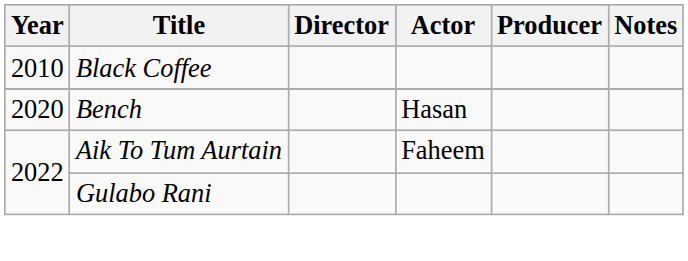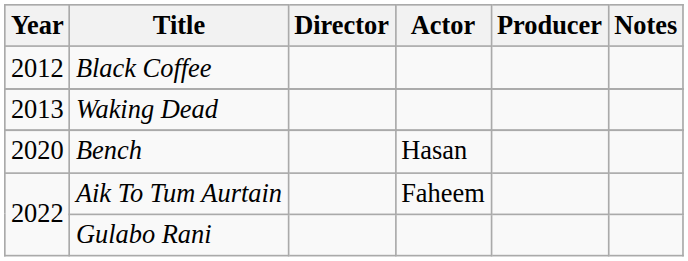(37, 67) 2010 -> (37, 67) 2012
+ row: (147, 109)
